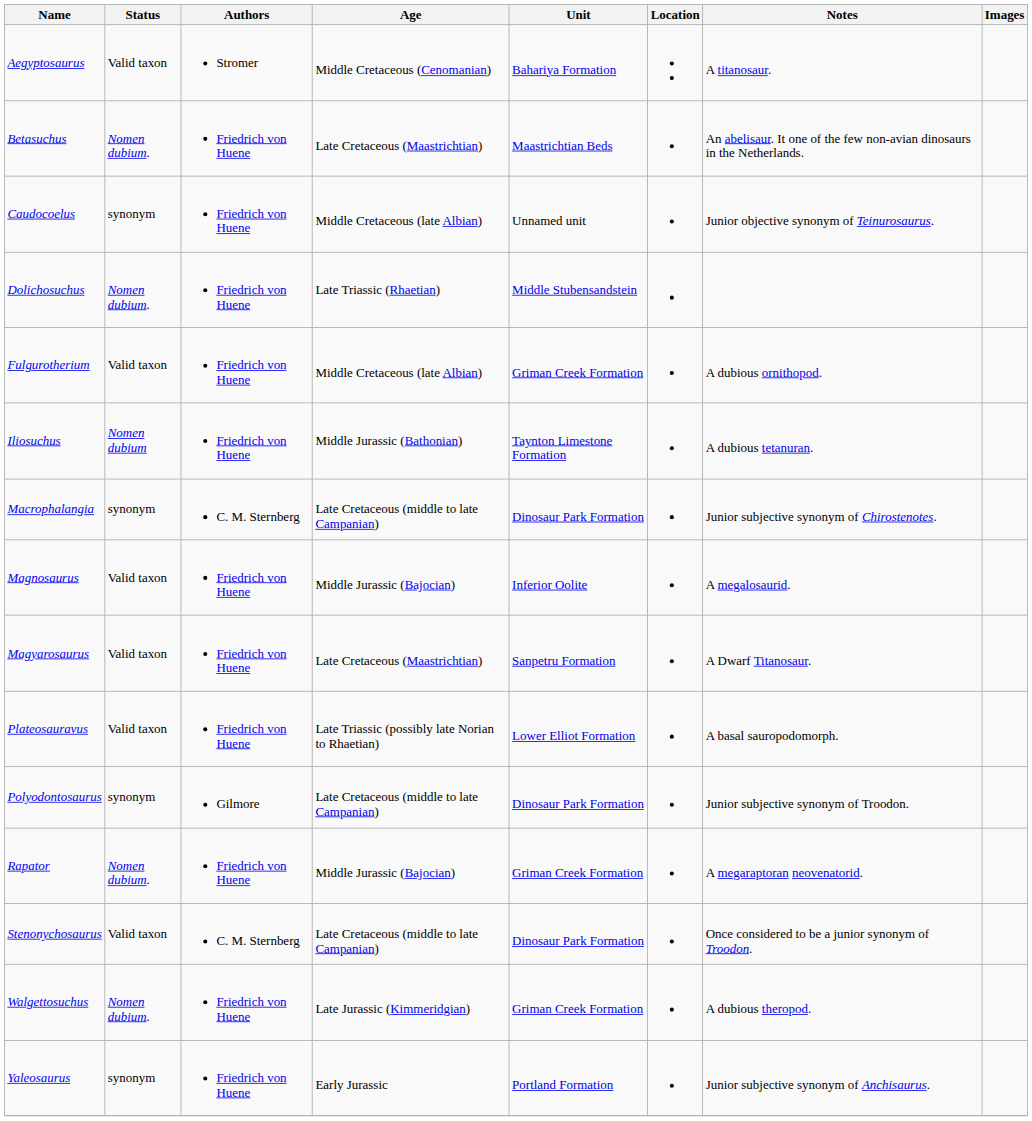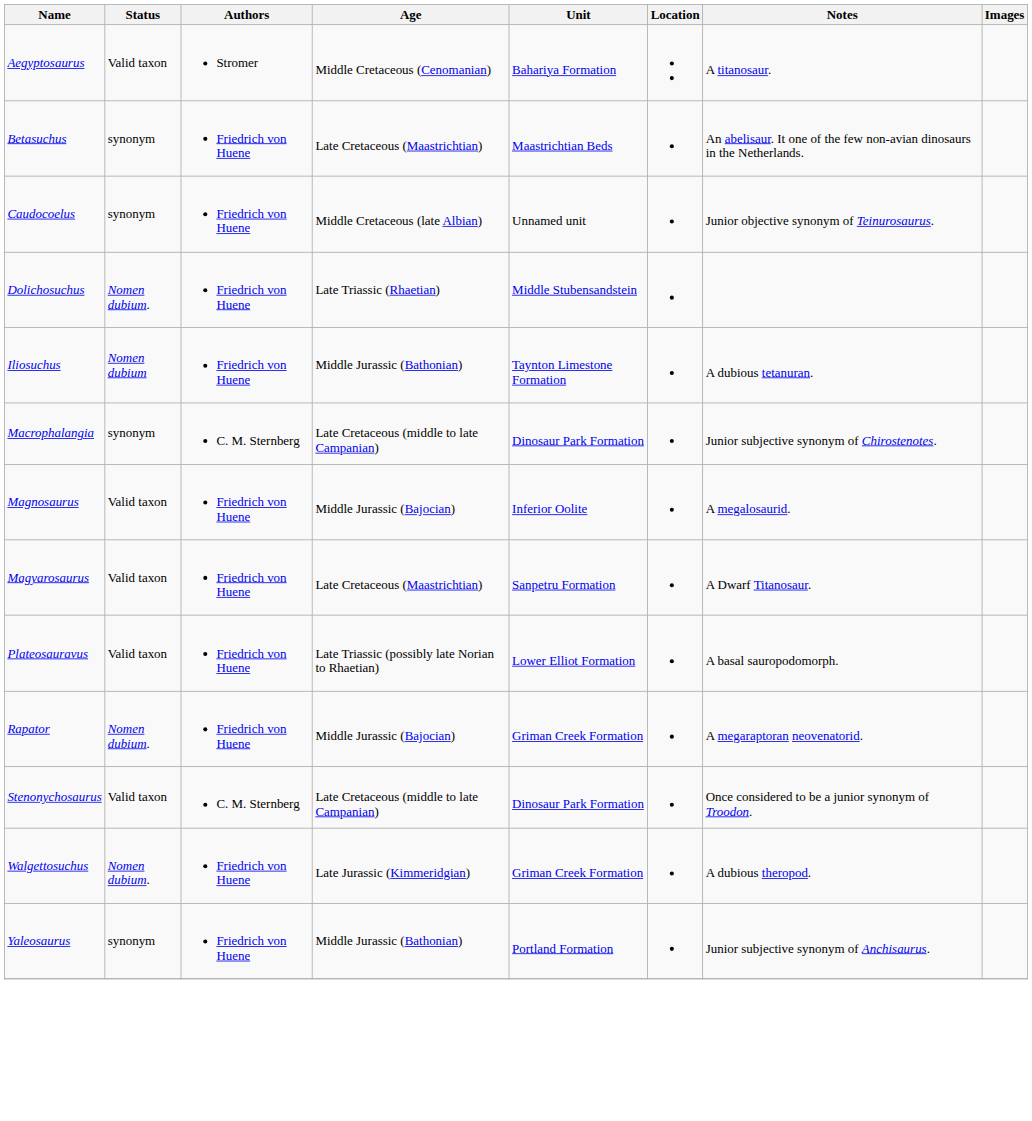(129, 145) Nomen dubium. -> (131, 138) synonym
- row: (49, 365)
- row: (55, 797)
(352, 1085) Early Jurassic -> (389, 941) Middle Jurassic (Bathonian)
